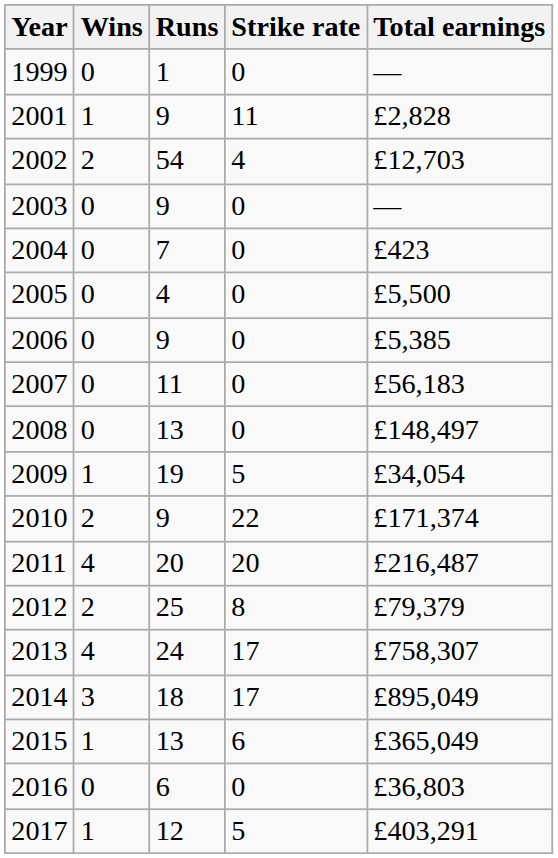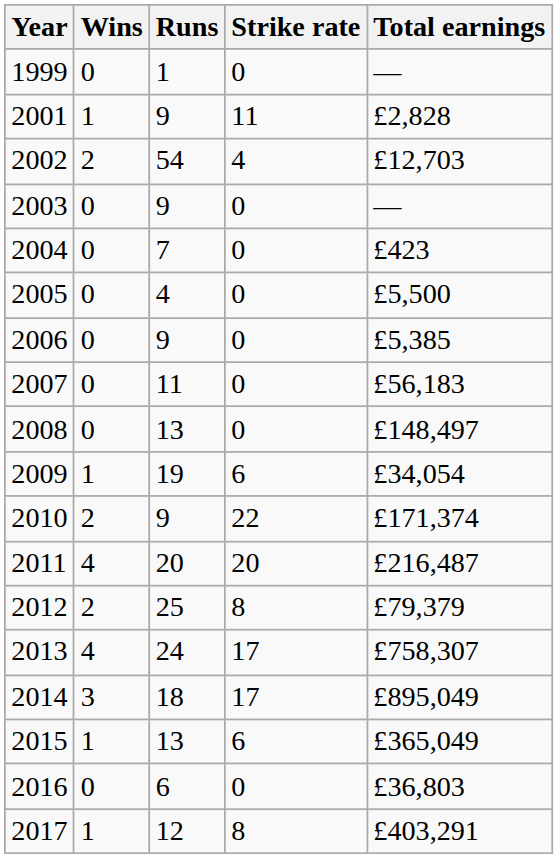(238, 473) 5 -> (238, 473) 6
(238, 830) 5 -> (238, 830) 8
